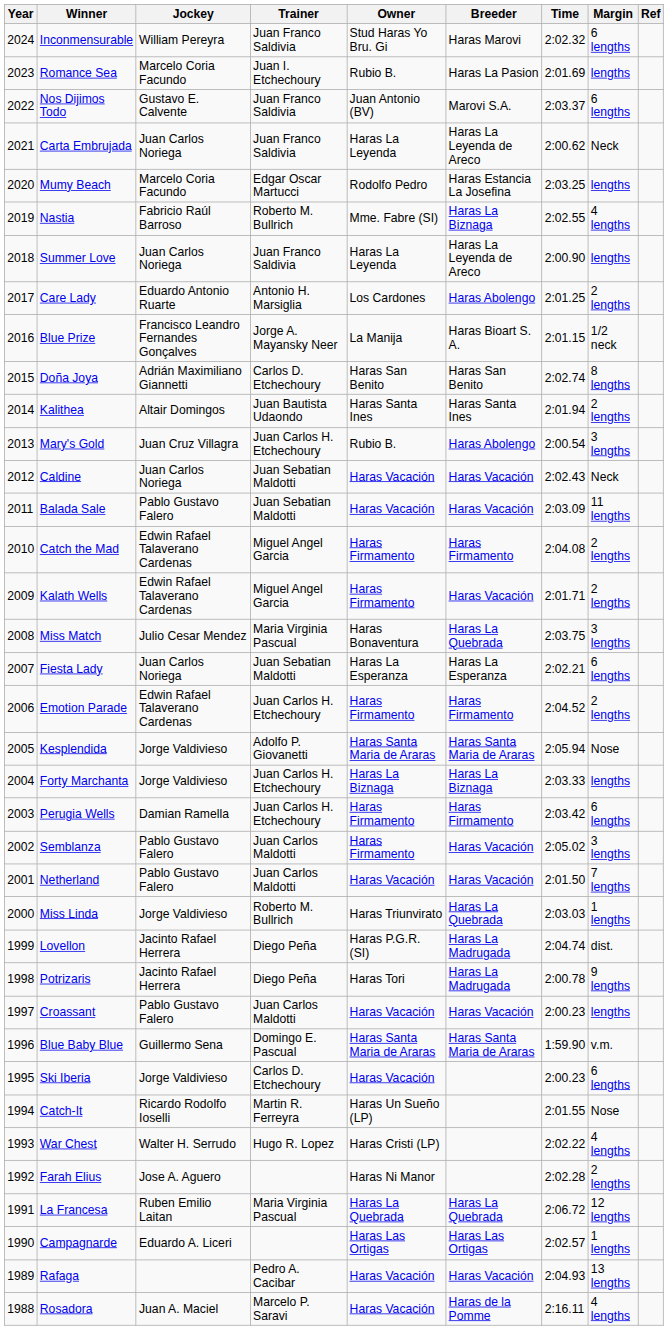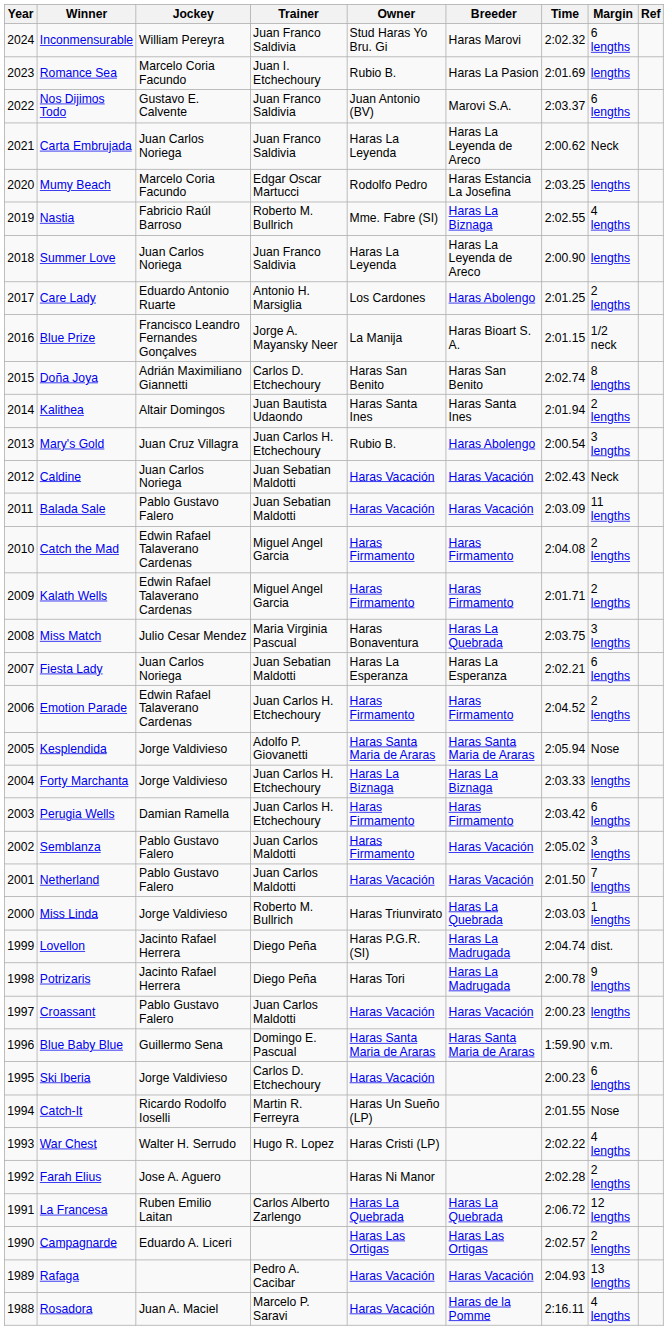(491, 596) Haras Vacación -> (481, 596) Haras Firmamento
(290, 1210) Maria Virginia Pascual -> (291, 1210) Carlos Alberto Zarlengo
(610, 1243) 1 lengths -> (610, 1243) 2 lengths
